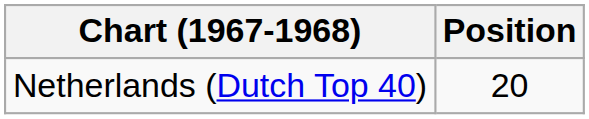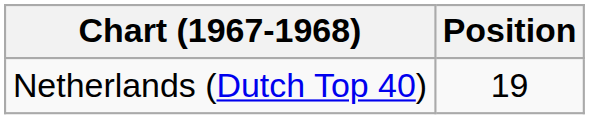(510, 85) 20 -> (510, 85) 19
